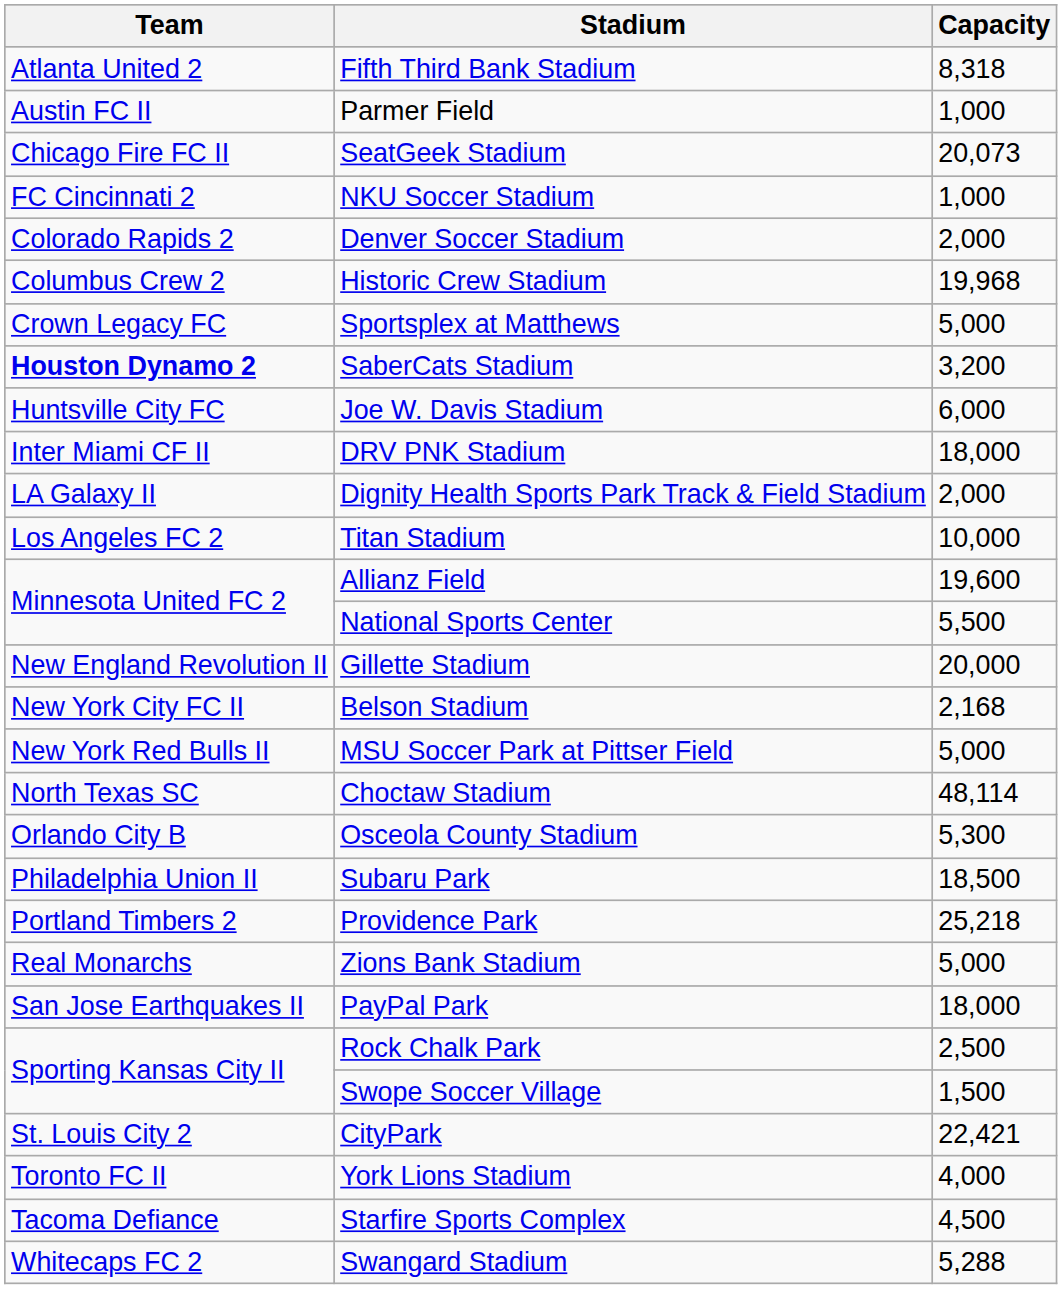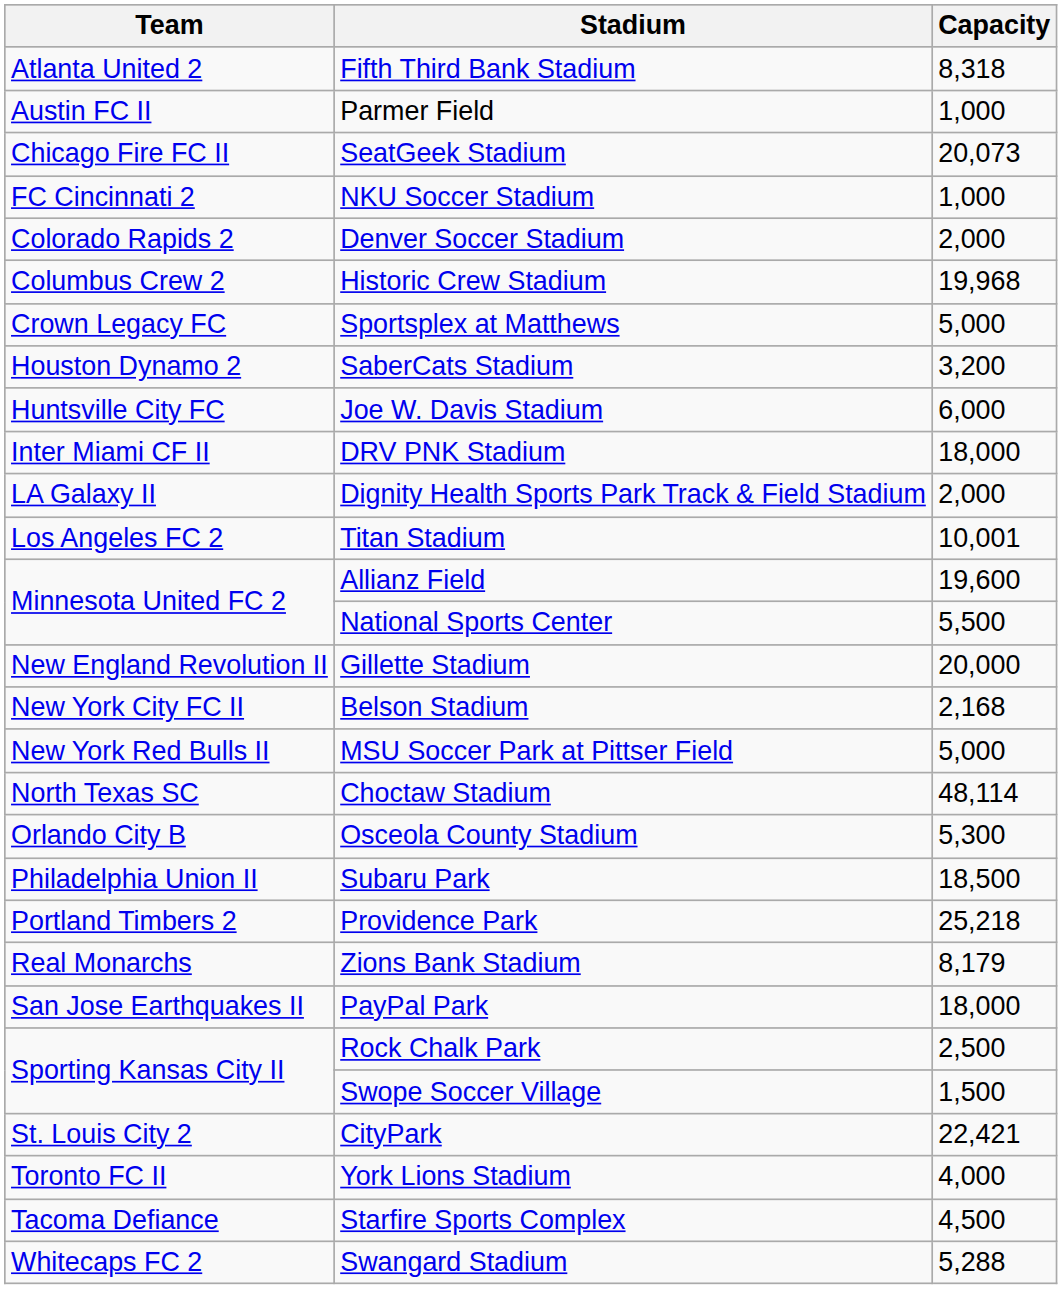(134, 366) bold -> (126, 366) normal
(979, 537) 10,000 -> (979, 537) 10,001
(972, 963) 5,000 -> (972, 963) 8,179
